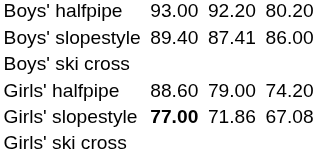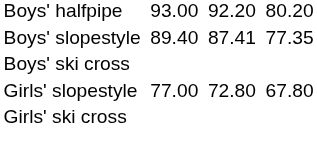(290, 37) 86.00 -> (290, 37) 77.35
- row: (61, 90)
(174, 116) bold -> (174, 90) normal
(232, 116) 71.86 -> (232, 90) 72.80
(290, 116) 67.08 -> (290, 90) 67.80
